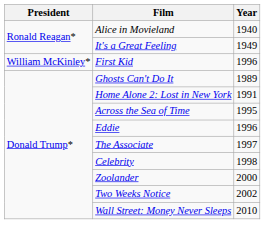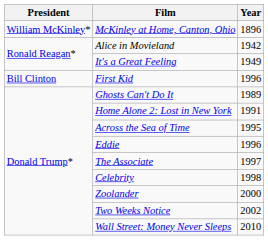+ row: (165, 29)
(247, 29) 1940 -> (251, 45) 1942
(49, 62) William McKinley* -> (31, 78) Bill Clinton
